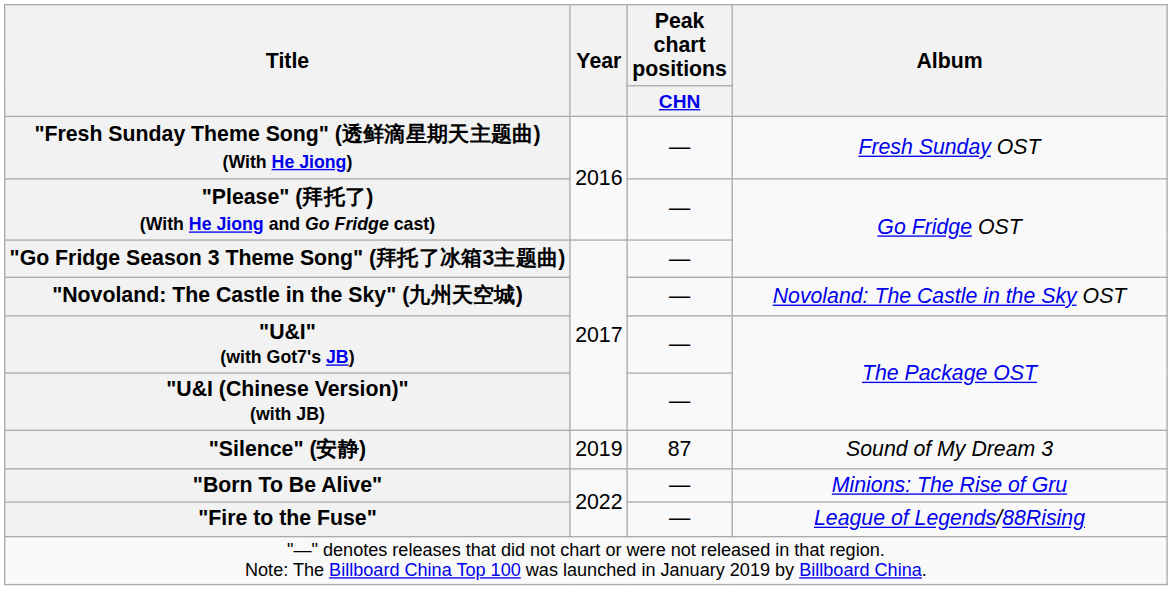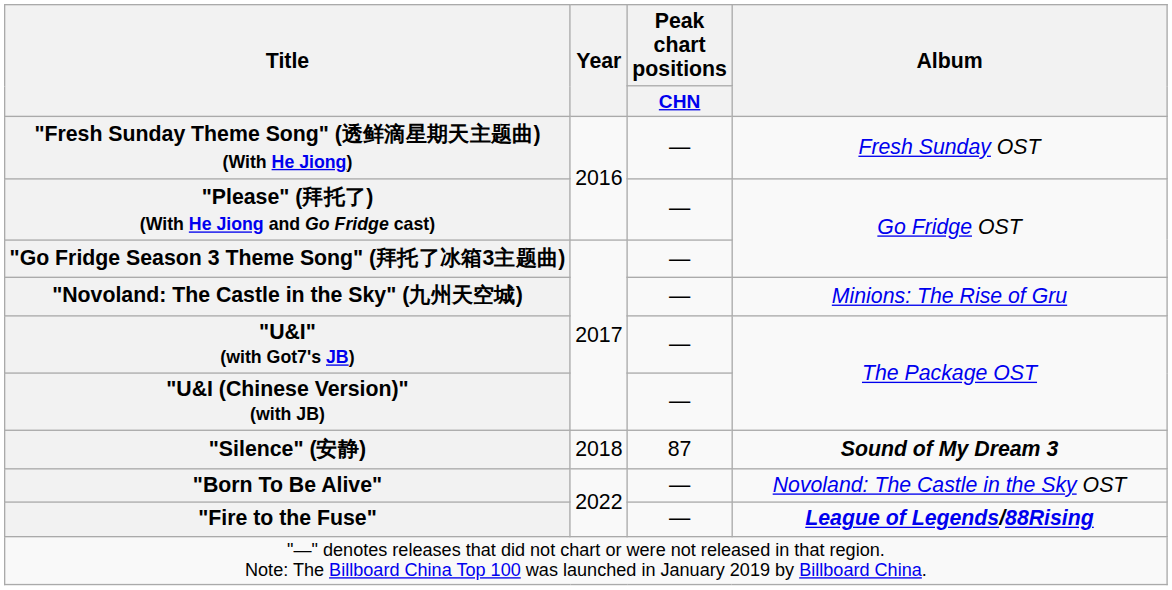(950, 296) Novoland: The Castle in the Sky OST -> (949, 296) Minions: The Rise of Gru
(599, 449) 2019 -> (599, 449) 2018
(950, 449) normal -> (949, 449) bold
(949, 485) Minions: The Rise of Gru -> (950, 485) Novoland: The Castle in the Sky OST
(949, 518) normal -> (950, 518) bold
